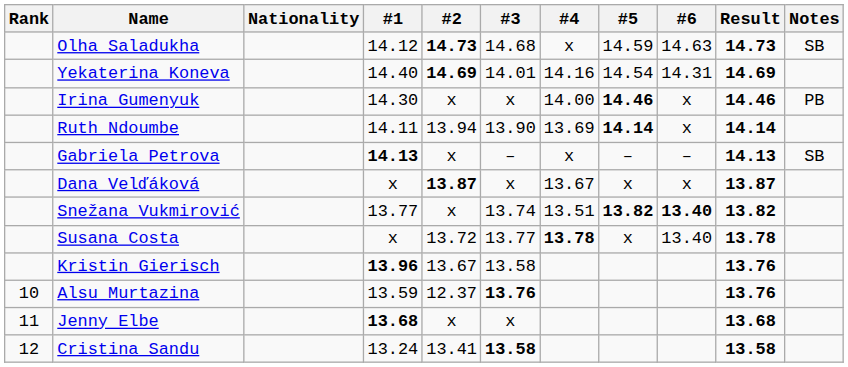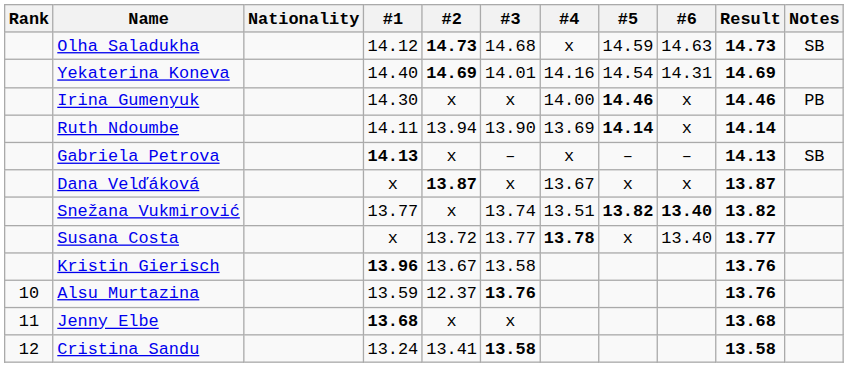(751, 239) 13.78 -> (751, 239) 13.77
